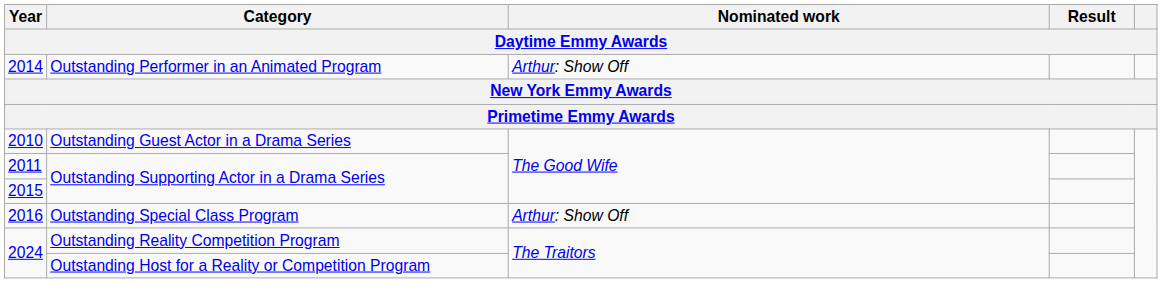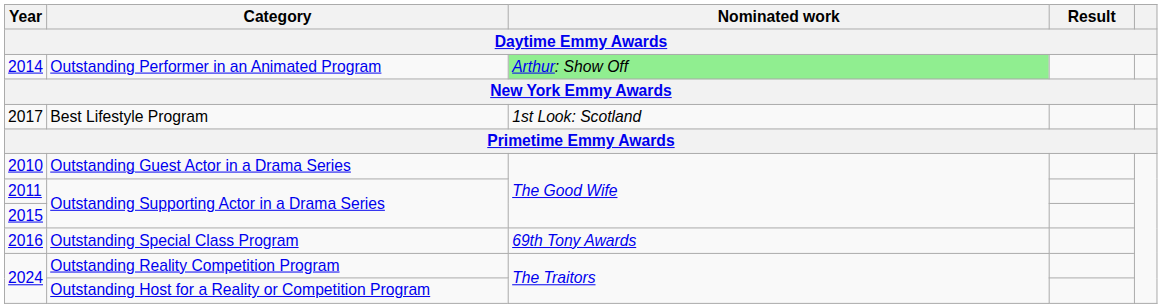(570, 66) no background -> (570, 66) lightgreen background
+ row: (26, 116)
(570, 215) Arthur: Show Off -> (574, 240) 69th Tony Awards
